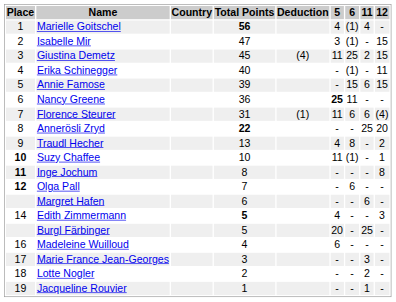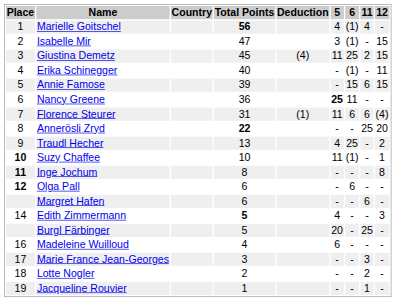(352, 143) 8 -> (352, 143) 25
(245, 186) 7 -> (245, 186) 6
